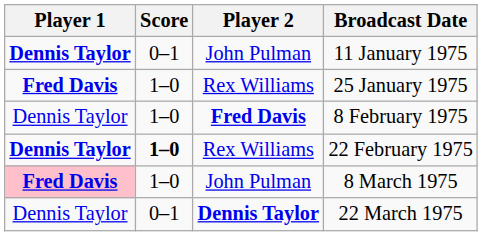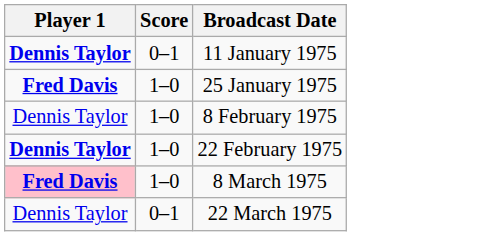- column: (258, 20)
(164, 149) bold -> (164, 149) normal
